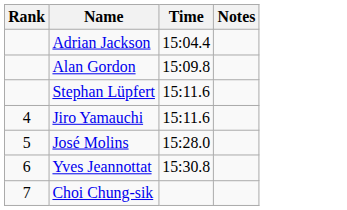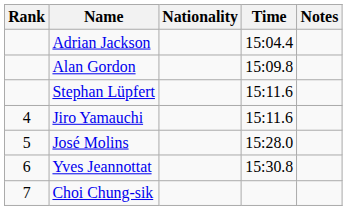+ column: (200, 17)
